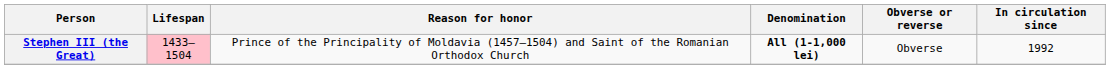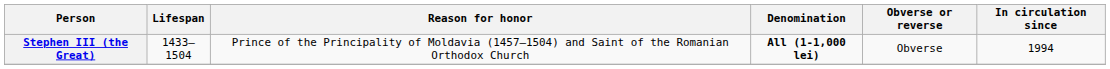(178, 50) pink background -> (178, 50) no background
(1041, 50) 1992 -> (1041, 50) 1994
